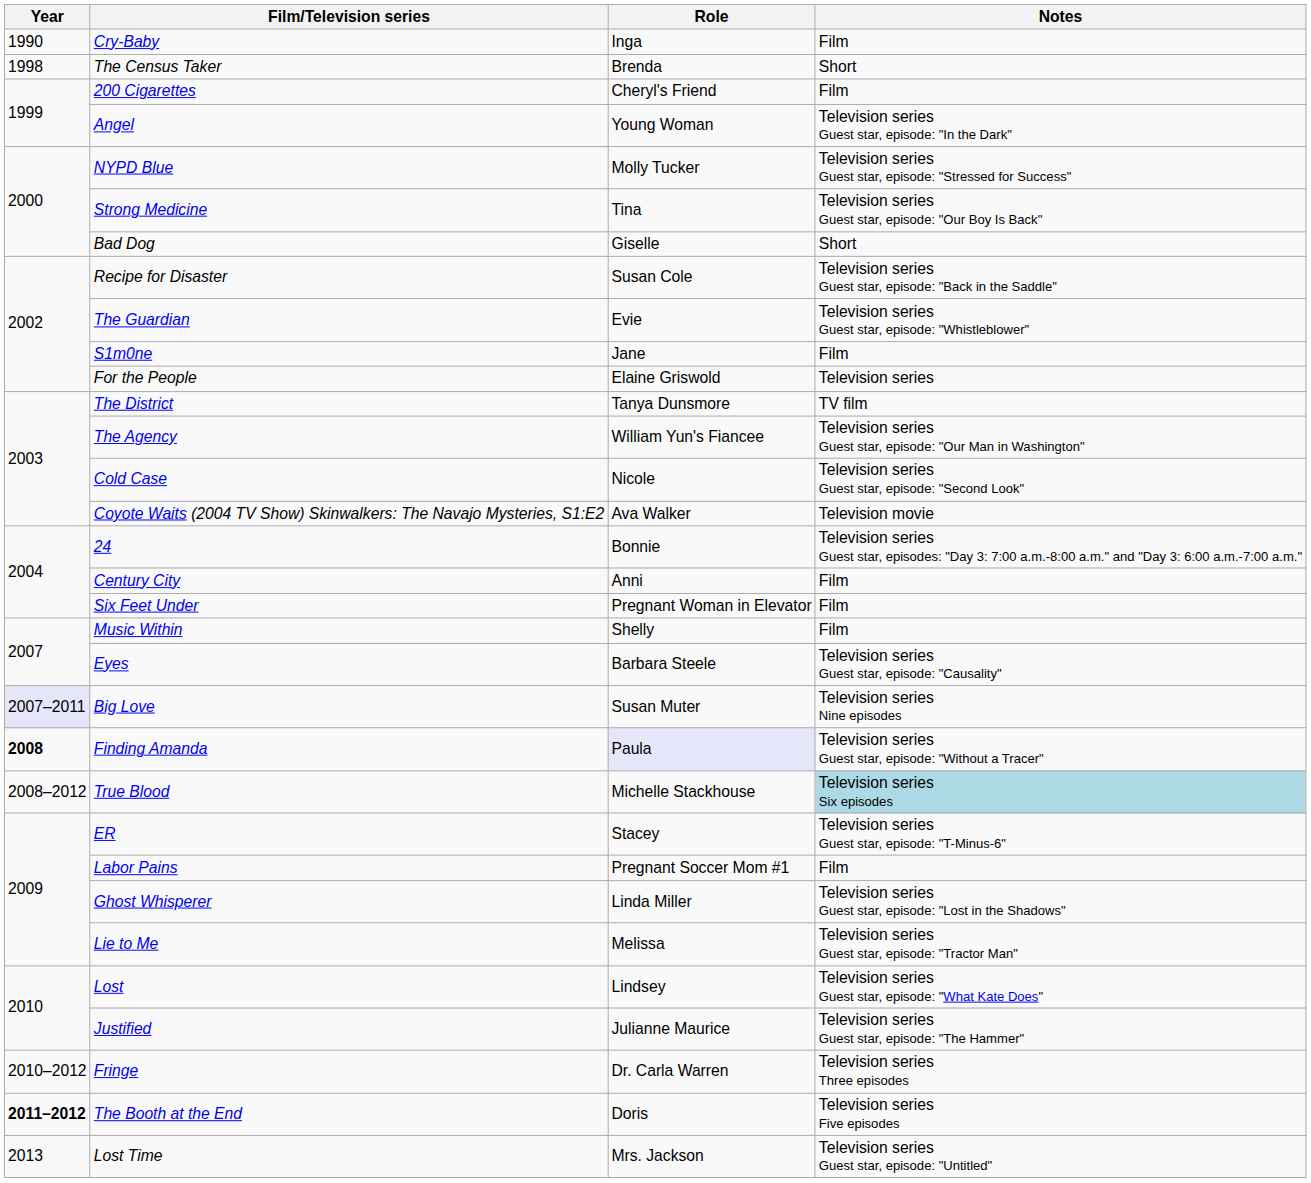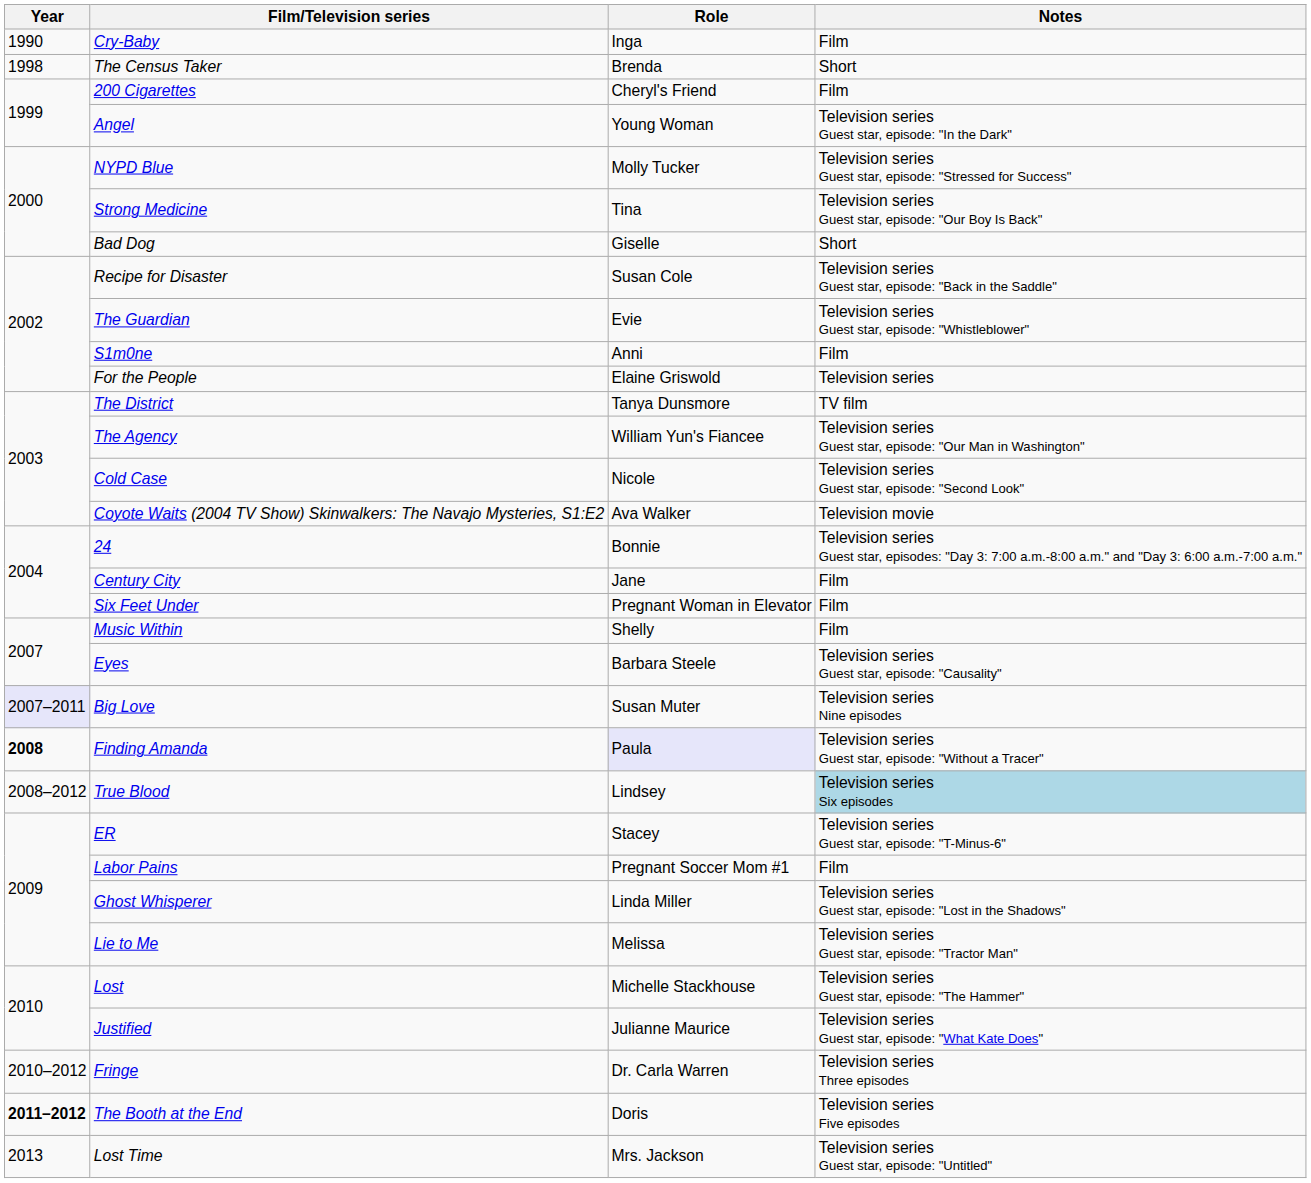(628, 353) Jane -> (627, 353) Anni
(627, 580) Anni -> (628, 580) Jane
(683, 791) Michelle Stackhouse -> (638, 791) Lindsey
(638, 986) Lindsey -> (683, 986) Michelle Stackhouse
(931, 986) Television series Guest star, episode: "What Kate Does" -> (922, 986) Television series Guest star, episode: "The Hammer"
(922, 1029) Television series Guest star, episode: "The Hammer" -> (931, 1029) Television series Guest star, episode: "What Kate Does"
